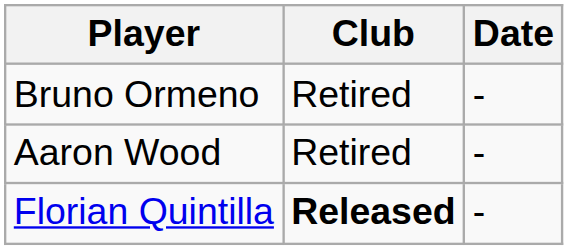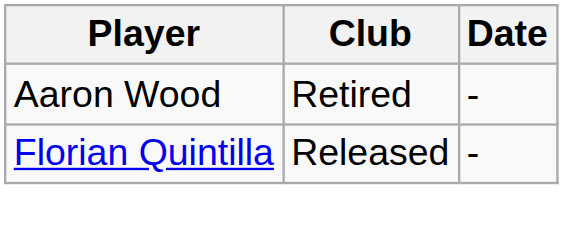- row: (137, 93)
(373, 212) bold -> (370, 152) normal
